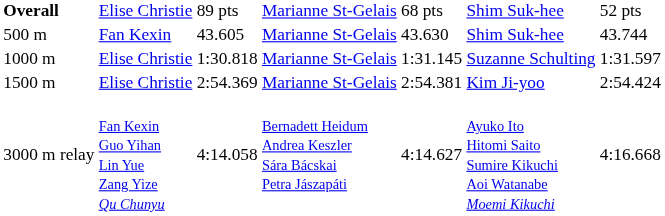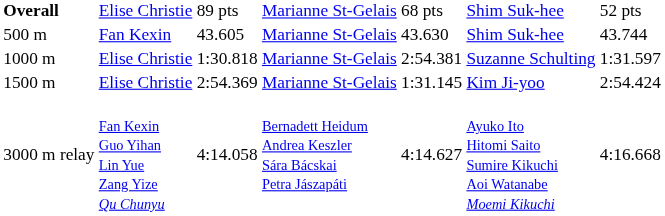(432, 58) 1:31.145 -> (432, 58) 2:54.381
(432, 82) 2:54.381 -> (432, 82) 1:31.145
